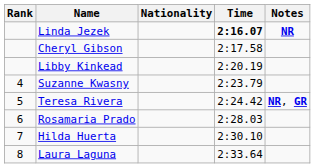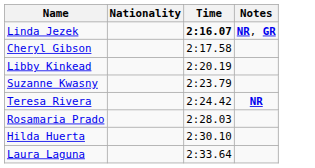- column: (20, 13)
(287, 31) NR -> (256, 31) NR, GR
(287, 101) NR, GR -> (256, 101) NR
